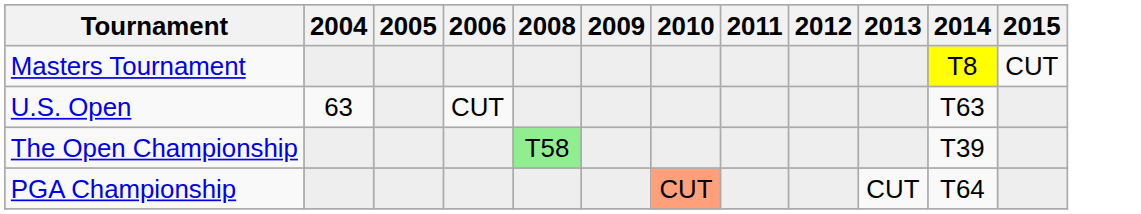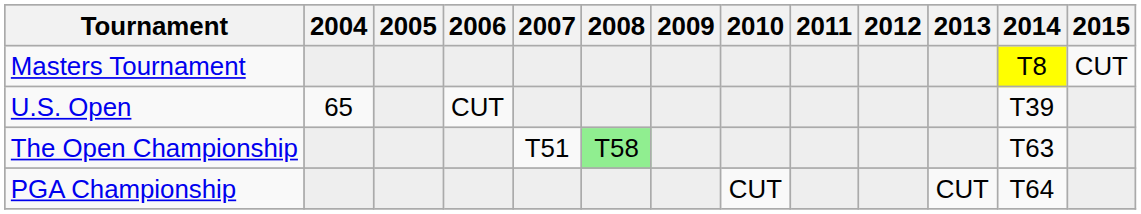+ column: (547, 25)
(339, 107) 63 -> (339, 107) 65
(962, 107) T63 -> (1032, 107) T39
(962, 148) T39 -> (1032, 148) T63
(686, 189) lightsalmon background -> (755, 189) no background
